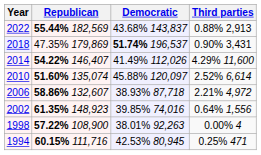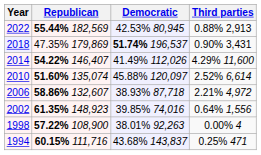(150, 29) 43.68% 143,837 -> (150, 29) 42.53% 80,945
(150, 142) 42.53% 80,945 -> (150, 142) 43.68% 143,837
